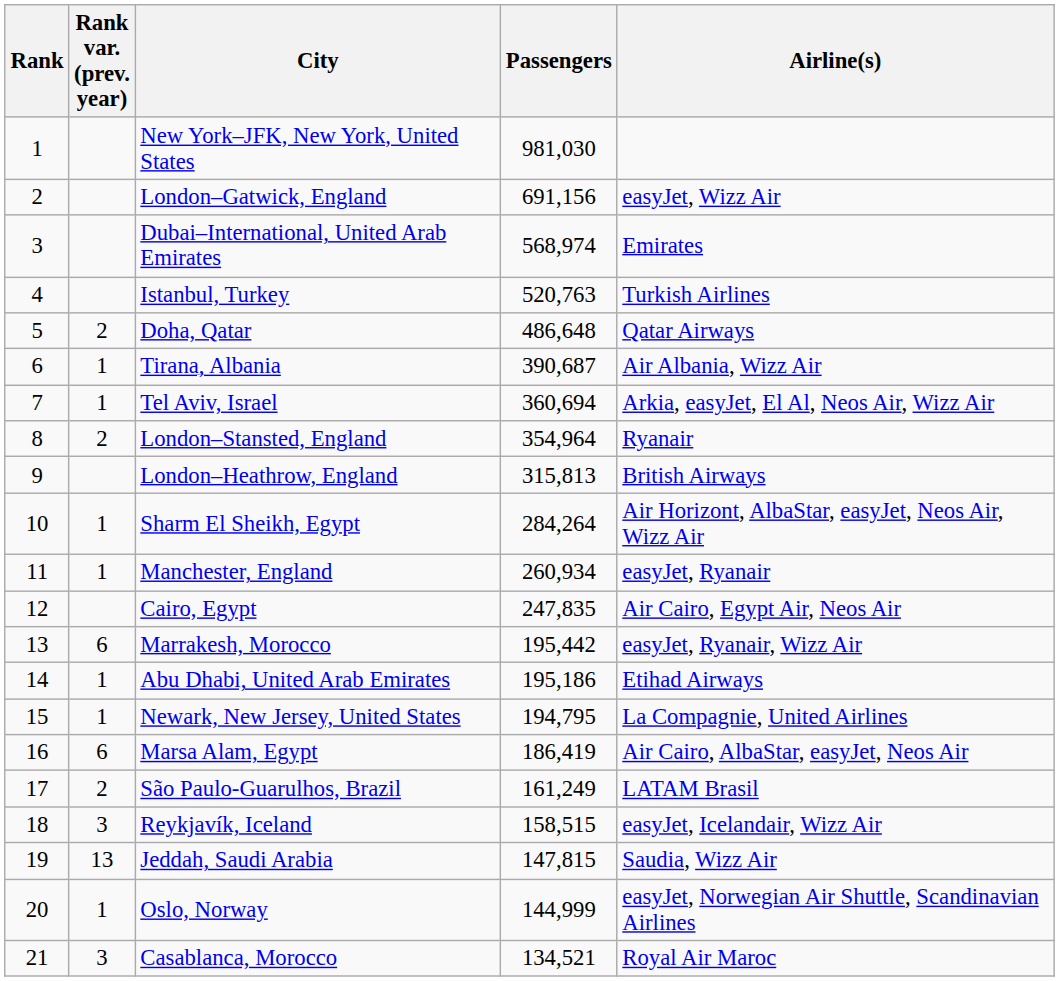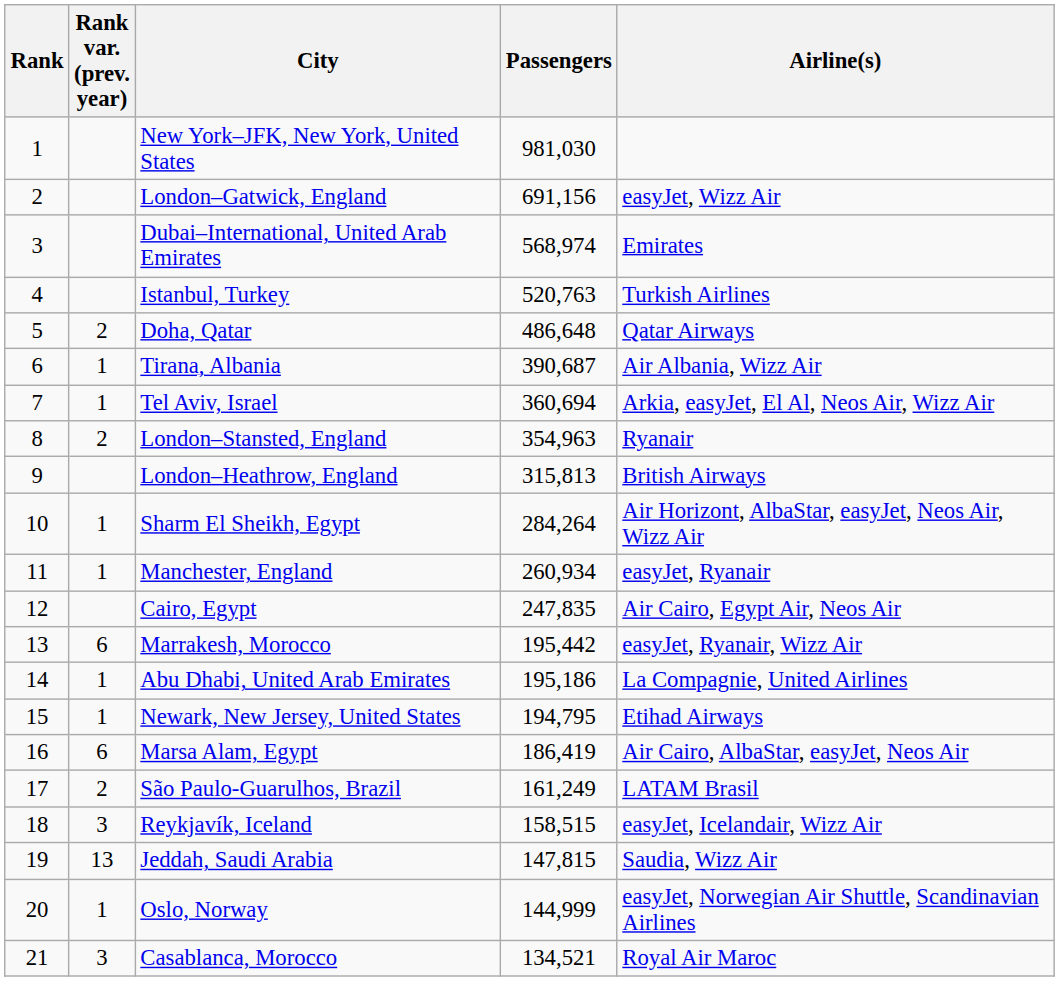(559, 438) 354,964 -> (559, 438) 354,963
(693, 680) Etihad Airways -> (765, 680) La Compagnie, United Airlines
(765, 716) La Compagnie, United Airlines -> (693, 716) Etihad Airways
